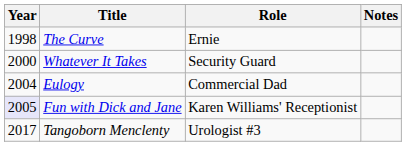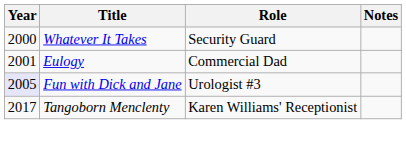- row: (73, 38)
(22, 84) 2004 -> (22, 61) 2001
(273, 107) Karen Williams' Receptionist -> (224, 84) Urologist #3
(224, 130) Urologist #3 -> (273, 107) Karen Williams' Receptionist
